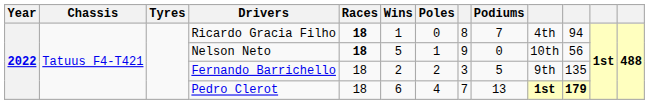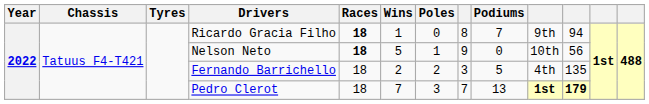(545, 33) 4th -> (545, 33) 9th
(545, 71) 9th -> (545, 71) 4th
(398, 90) 6 -> (398, 90) 7
(437, 90) 4 -> (437, 90) 3
